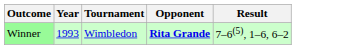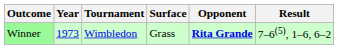+ column: (168, 13)
(68, 33) 1993 -> (68, 33) 1973
